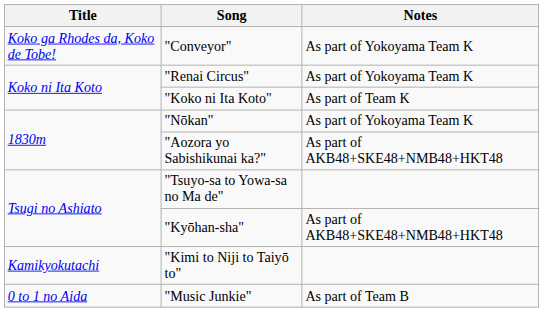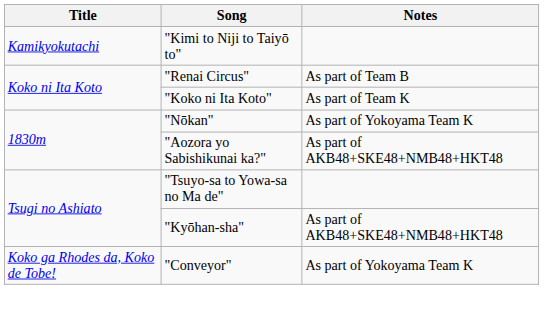rows swapped: (227, 265) <-> (198, 45)
(389, 76) As part of Yokoyama Team K -> (357, 76) As part of Team B
- row: (208, 295)
